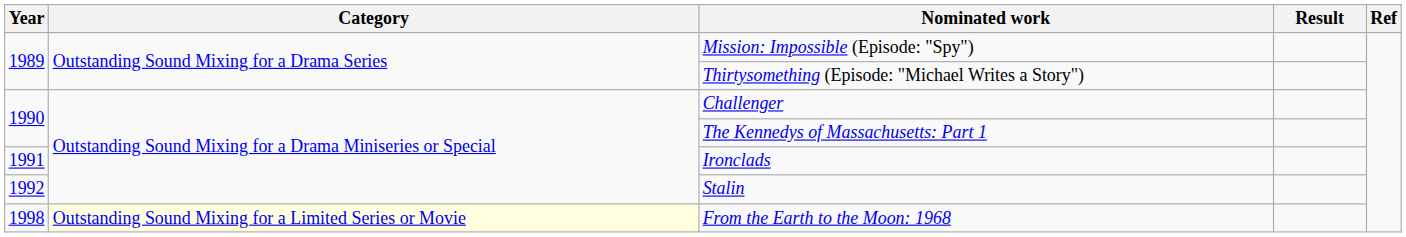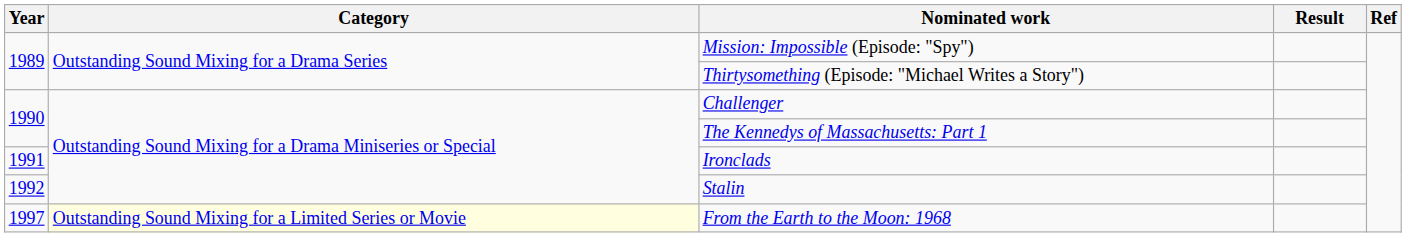(27, 217) 1998 -> (27, 217) 1997
